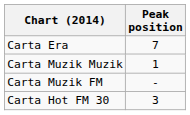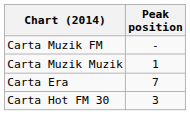rows swapped: (38, 45) <-> (55, 82)
